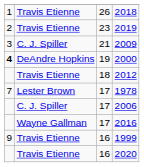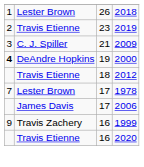(48, 12) Travis Etienne -> (46, 12) Lester Brown
(42, 106) C. J. Spiller -> (45, 106) James Davis
- row: (126, 122)
(48, 138) Travis Etienne -> (49, 122) Travis Zachery
